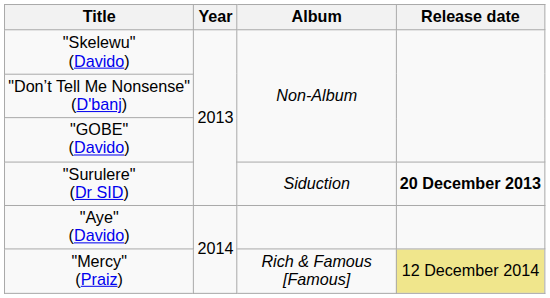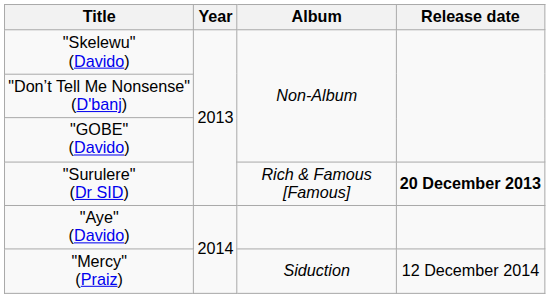(317, 183) Siduction -> (317, 183) Rich & Famous [Famous]
(317, 271) Rich & Famous [Famous] -> (317, 271) Siduction
(470, 271) khaki background -> (470, 271) no background
